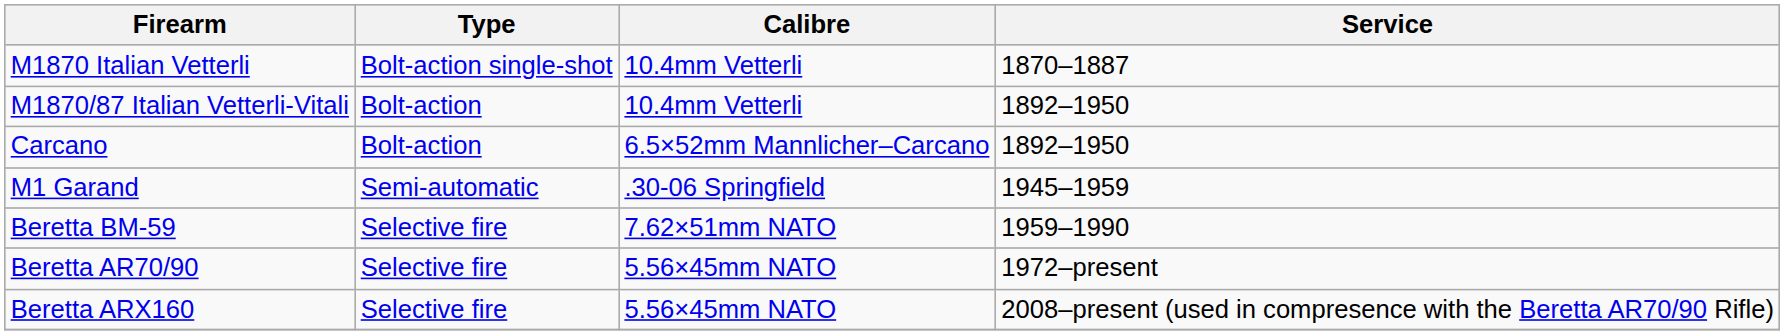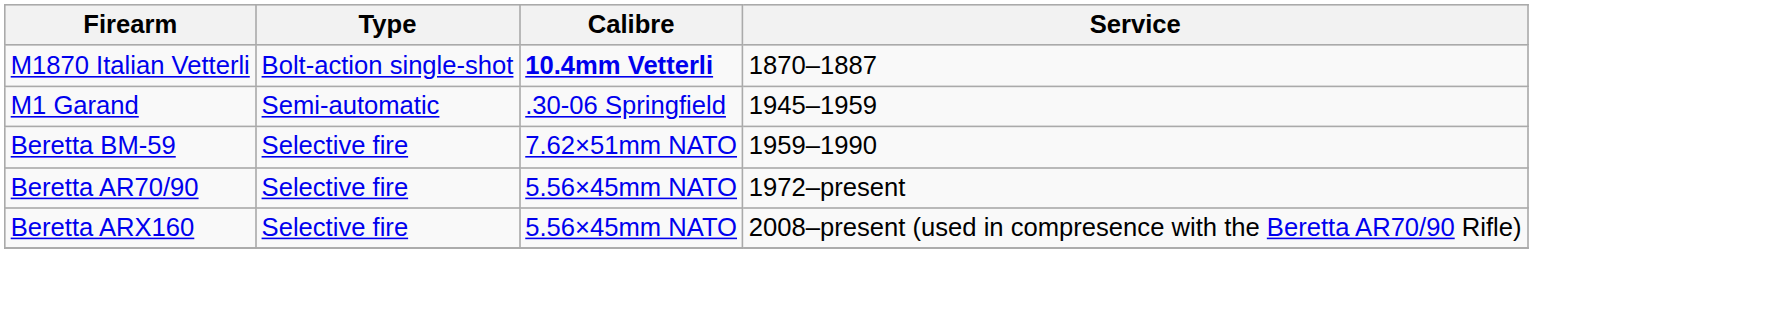(713, 65) normal -> (619, 65) bold
- row: (180, 106)
- row: (59, 146)
